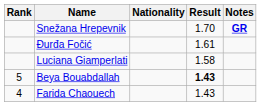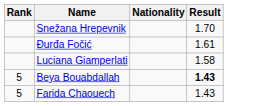- column: (240, 12)
(19, 93) 4 -> (19, 93) 5
